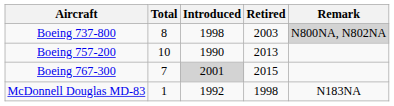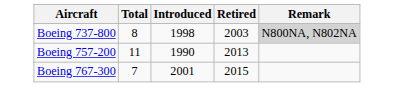(164, 52) 10 -> (135, 52) 11
(212, 71) lightgrey background -> (182, 71) no background
- row: (76, 91)
